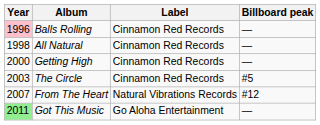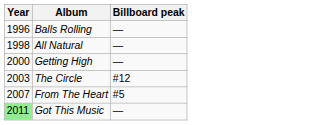- column: (175, 12)
(18, 29) pink background -> (18, 29) no background
(248, 78) #5 -> (122, 78) #12
(250, 95) #12 -> (119, 95) #5
